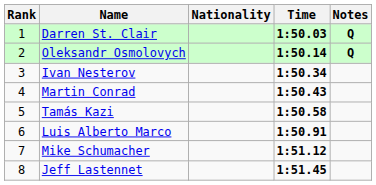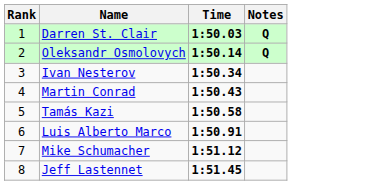- column: (231, 14)
